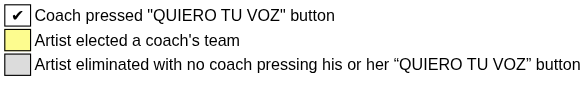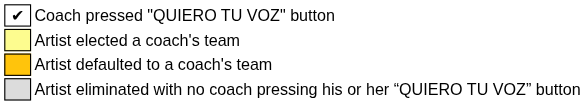+ row: (153, 65)
